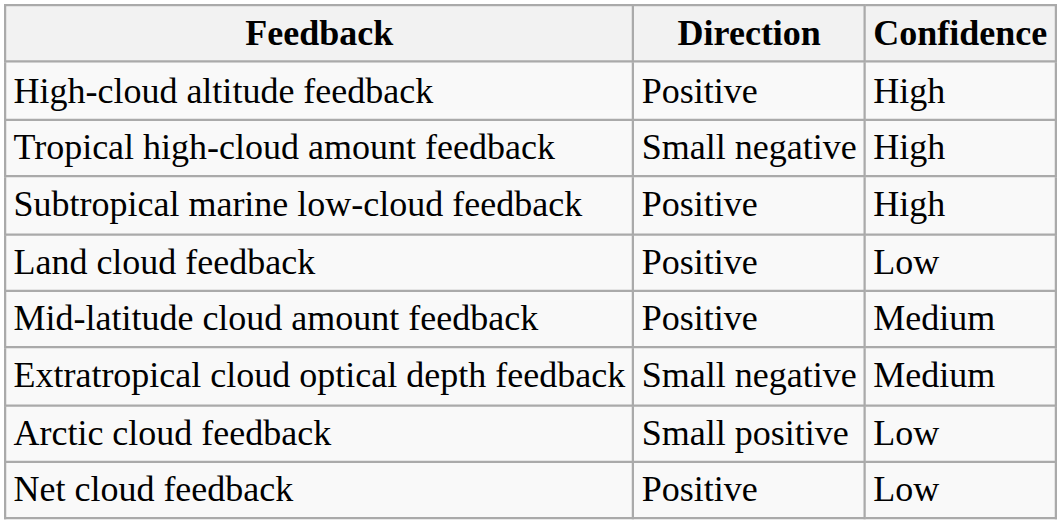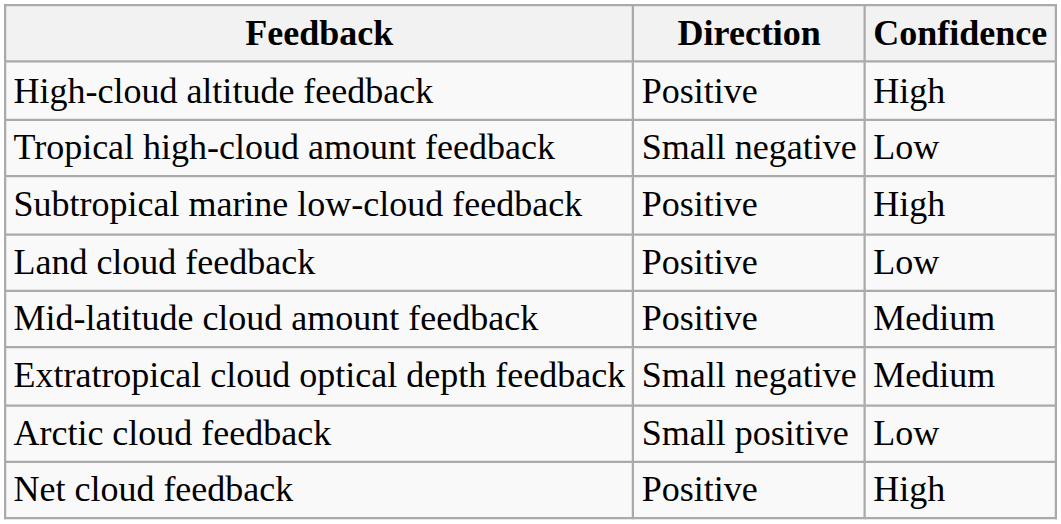(909, 147) High -> (906, 147) Low
(906, 489) Low -> (909, 489) High
